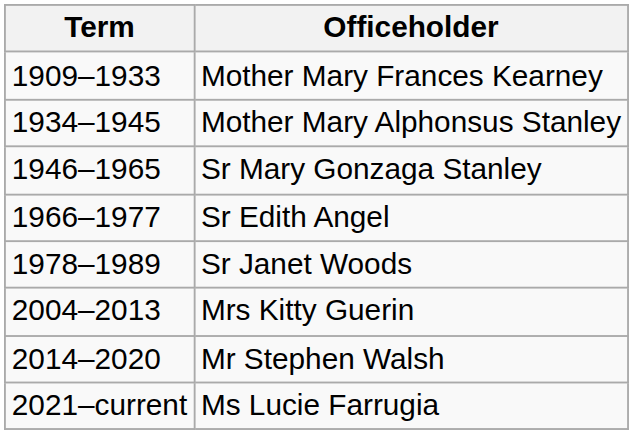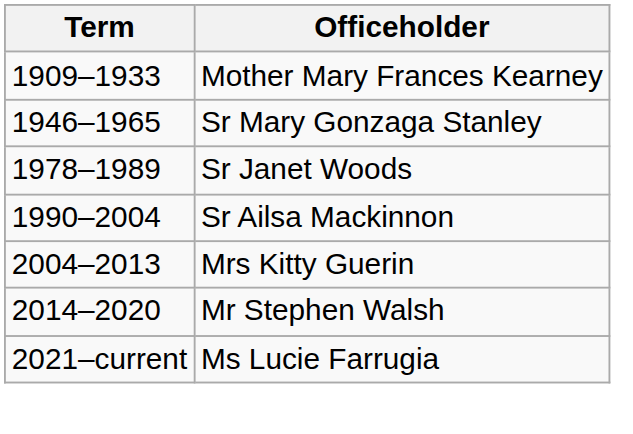- row: (411, 122)
- row: (295, 216)
+ row: (327, 216)
